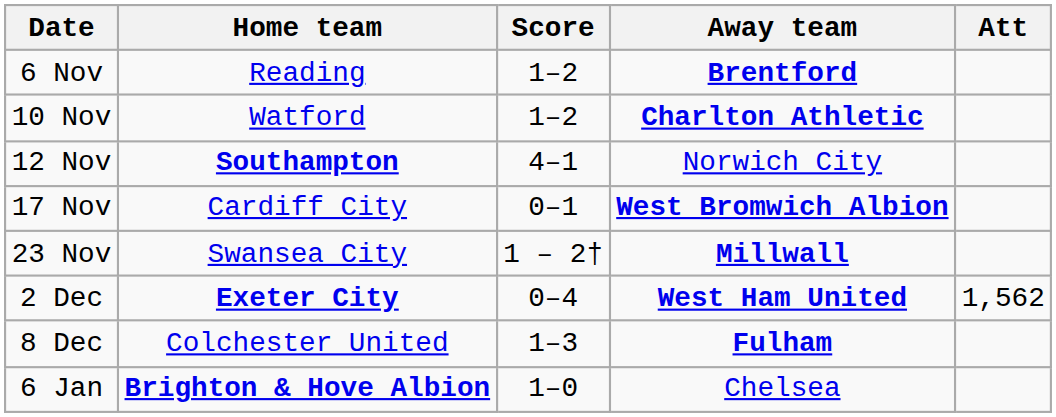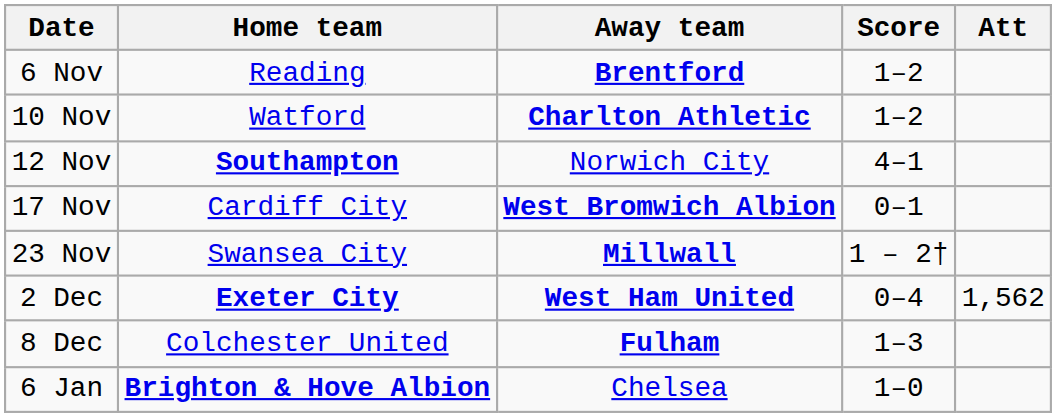columns swapped: (553, 28) <-> (782, 28)
